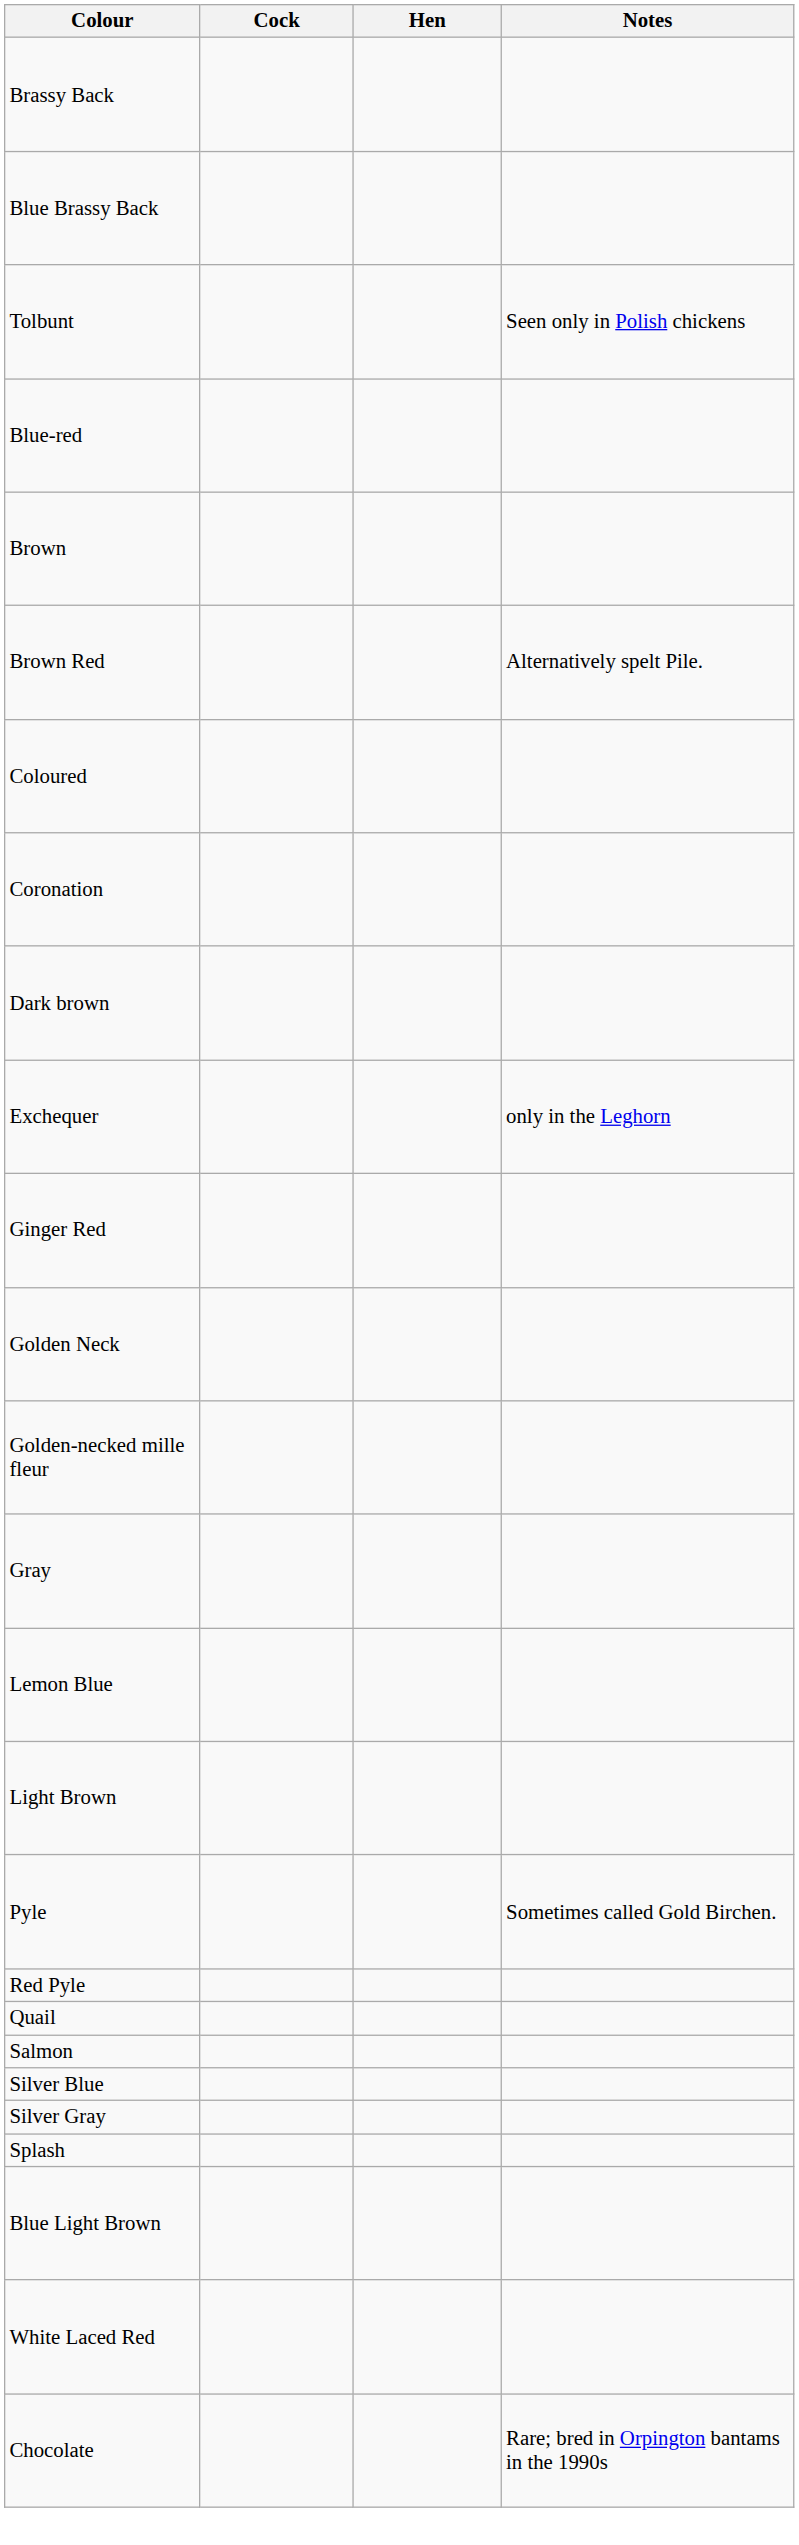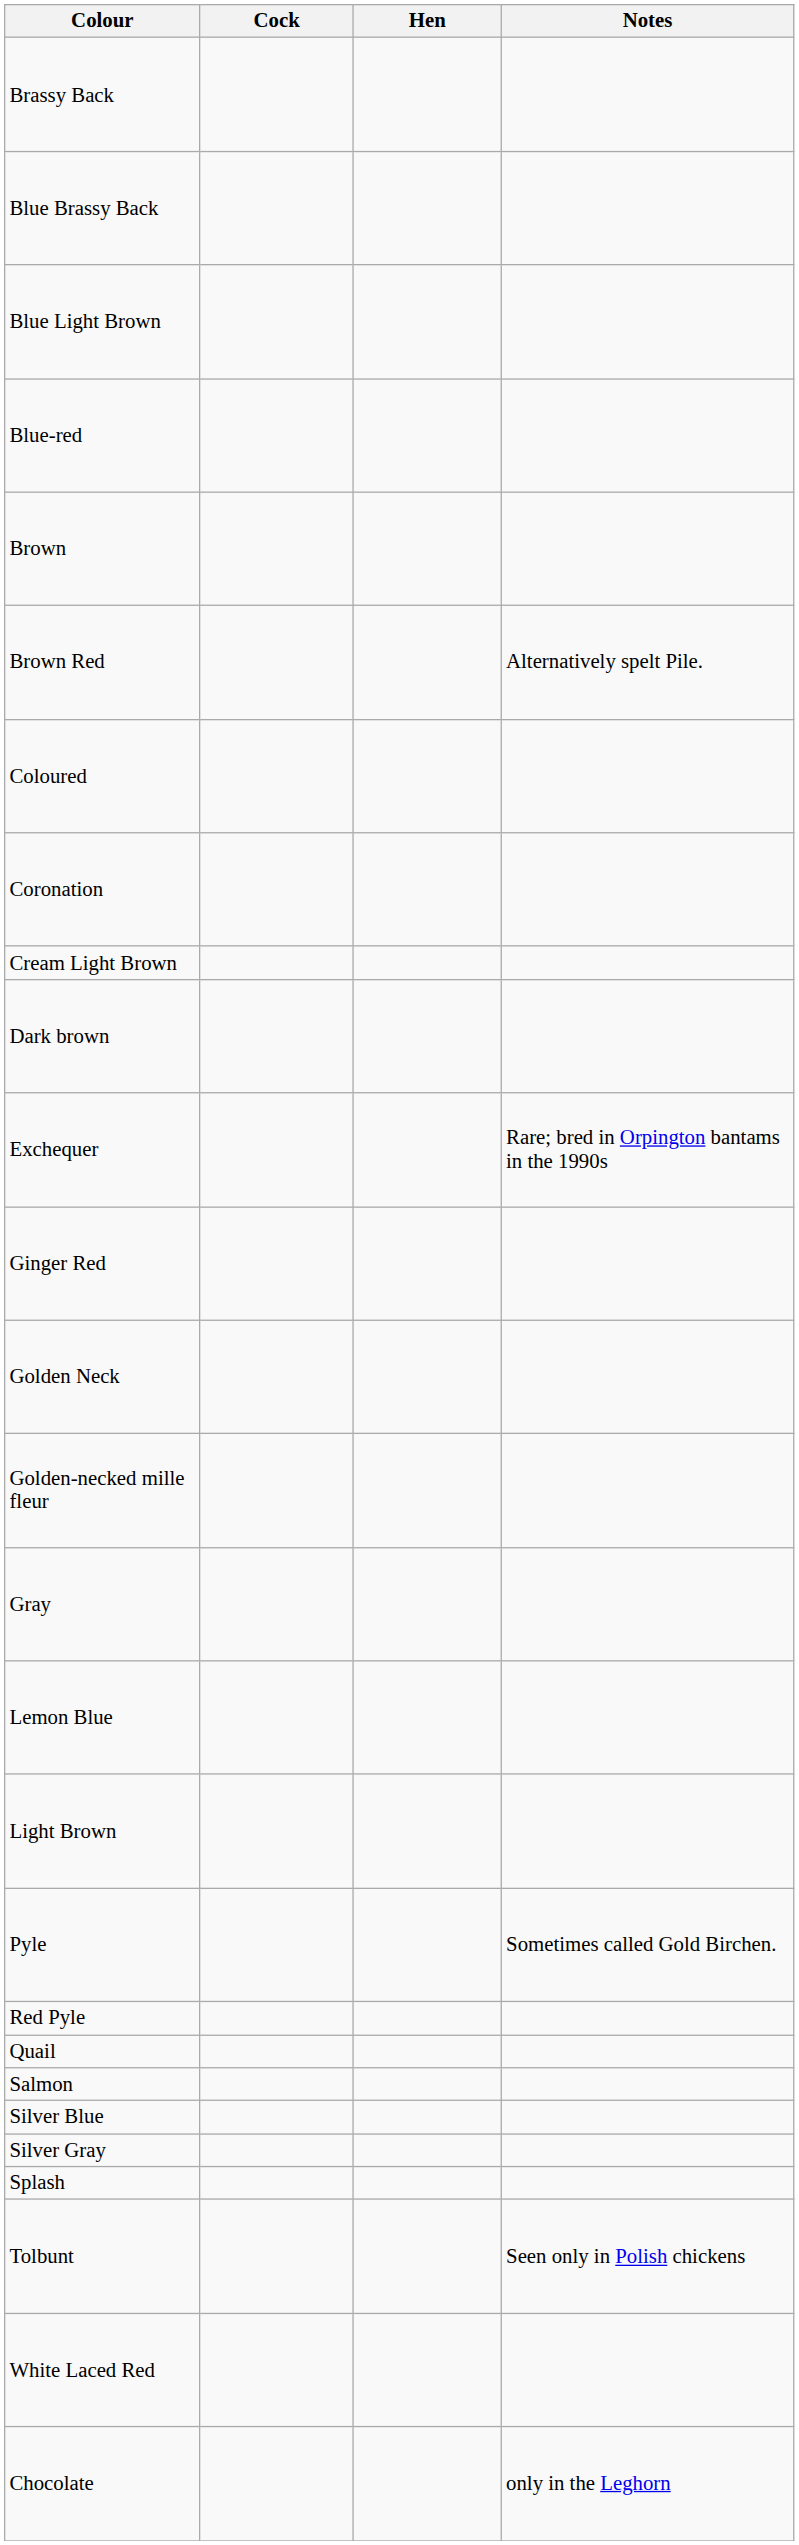rows swapped: (85, 2223) <-> (42, 321)
+ row: (93, 962)
(588, 1116) only in the Leghorn -> (643, 1149) Rare; bred in Orpington bantams in the 1990s
(643, 2450) Rare; bred in Orpington bantams in the 1990s -> (588, 2483) only in the Leghorn
